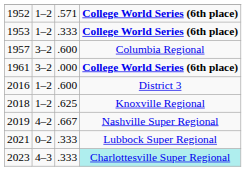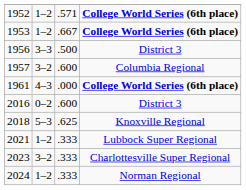(67, 31) .333 -> (67, 31) .667
+ row: (18, 49)
(43, 67) 3–2 -> (43, 85) 4–3
(43, 85) 1–2 -> (43, 103) 0–2
(43, 103) 1–2 -> (43, 121) 5–3
- row: (18, 121)
(43, 139) 0–2 -> (43, 139) 1–2
(43, 157) 4–3 -> (43, 157) 3–2
(160, 157) paleturquoise background -> (160, 157) no background
+ row: (18, 175)
